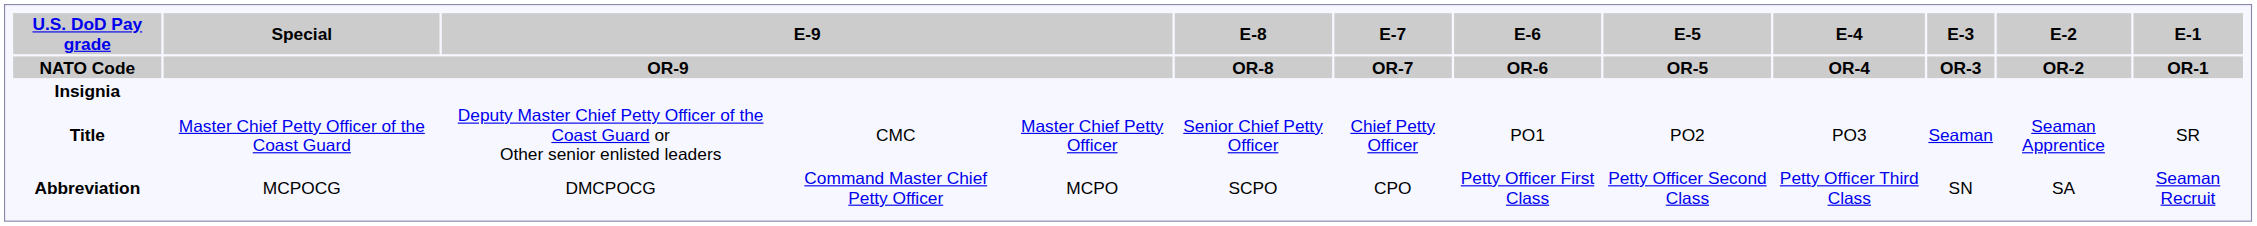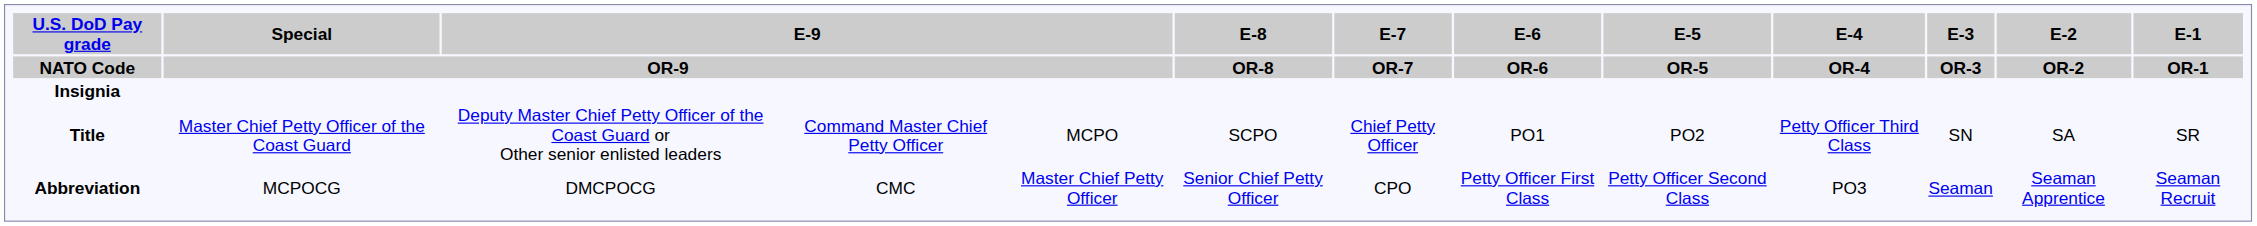(896, 135) CMC -> (896, 135) Command Master Chief Petty Officer
(1092, 135) Master Chief Petty Officer -> (1092, 135) MCPO
(1253, 135) Senior Chief Petty Officer -> (1253, 135) SCPO
(1849, 135) PO3 -> (1849, 135) Petty Officer Third Class
(1961, 135) Seaman -> (1961, 135) SN
(2064, 135) Seaman Apprentice -> (2064, 135) SA
(896, 188) Command Master Chief Petty Officer -> (896, 188) CMC
(1092, 188) MCPO -> (1092, 188) Master Chief Petty Officer
(1253, 188) SCPO -> (1253, 188) Senior Chief Petty Officer
(1849, 188) Petty Officer Third Class -> (1849, 188) PO3
(1961, 188) SN -> (1961, 188) Seaman
(2064, 188) SA -> (2064, 188) Seaman Apprentice
